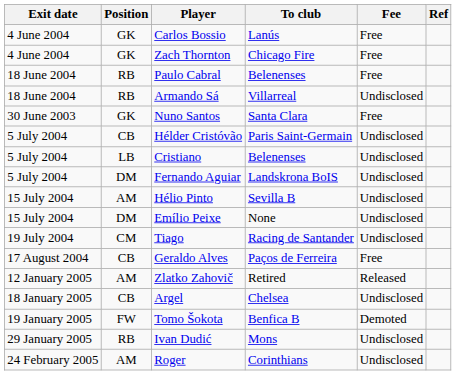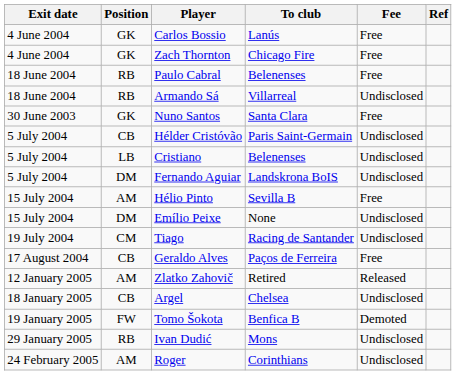(391, 197) Undisclosed -> (371, 197) Free
